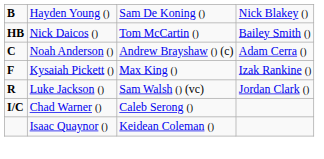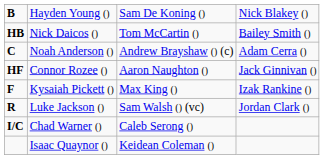+ row: (68, 70)
